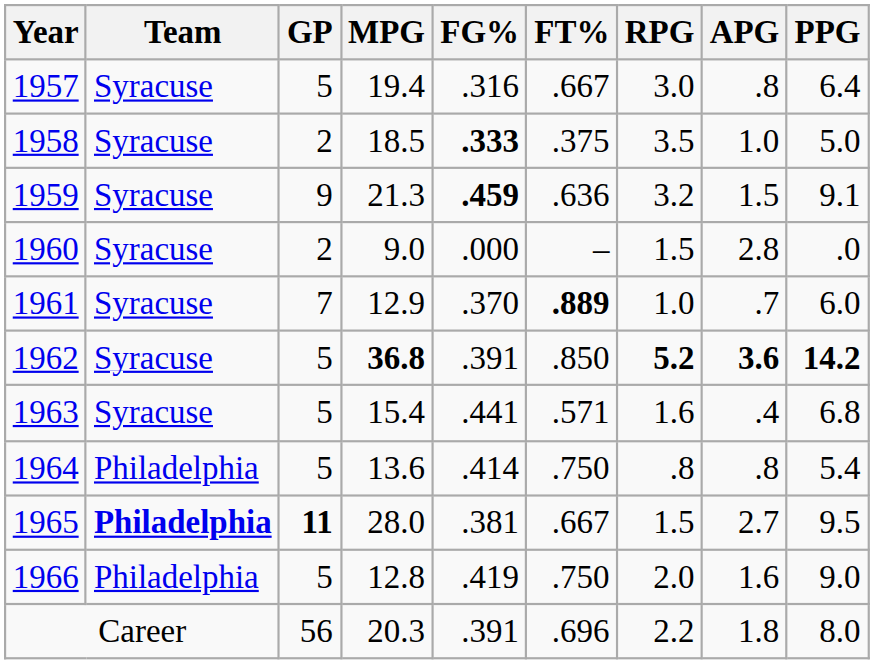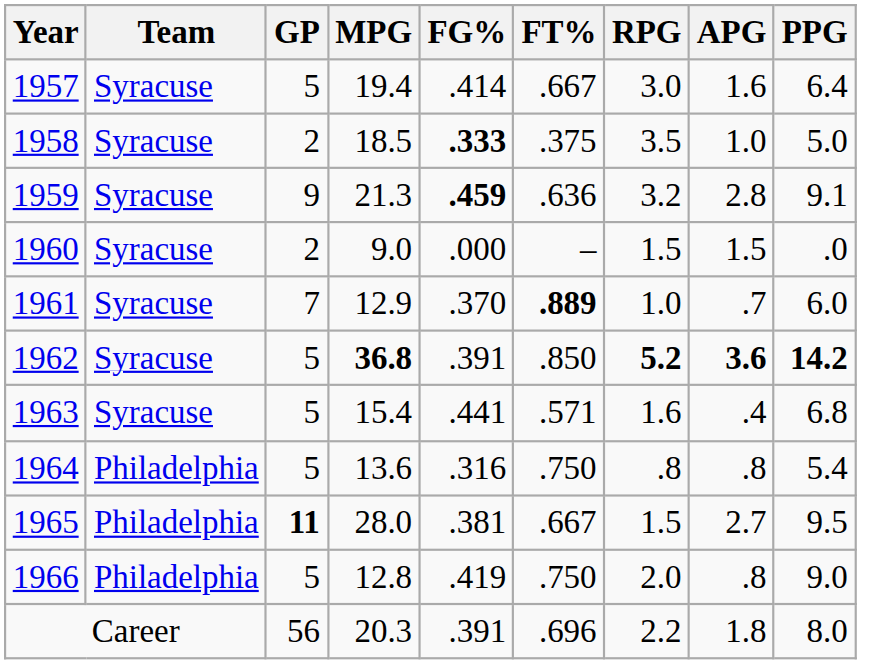(490, 86) .316 -> (477, 86) .414
(767, 86) .8 -> (746, 86) 1.6
(759, 195) 1.5 -> (746, 195) 2.8
(759, 249) 2.8 -> (746, 249) 1.5
(490, 466) .414 -> (477, 466) .316
(183, 521) bold -> (176, 521) normal
(759, 575) 1.6 -> (754, 575) .8
